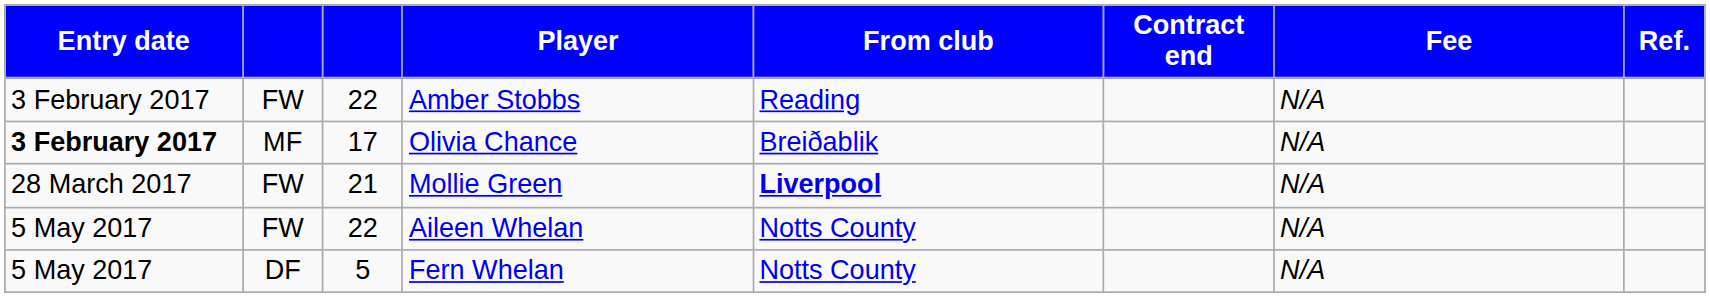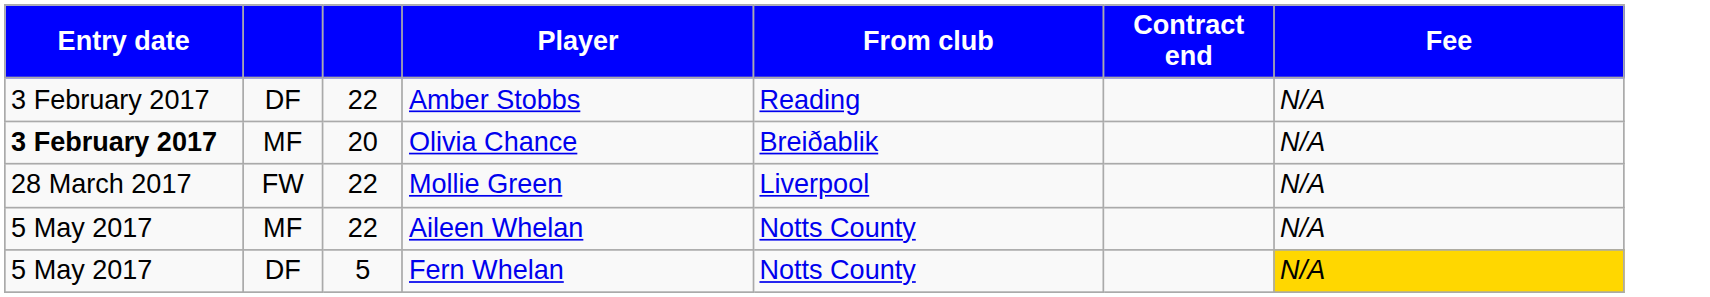- column: (1664, 41)
(283, 99) FW -> (283, 99) DF
(363, 142) 17 -> (363, 142) 20
(363, 185) 21 -> (363, 185) 22
(820, 185) bold -> (814, 185) normal
(283, 227) FW -> (283, 227) MF
(1303, 270) no background -> (1303, 270) gold background
